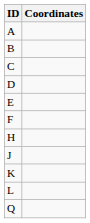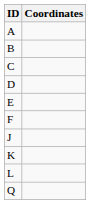- row: (11, 137)
